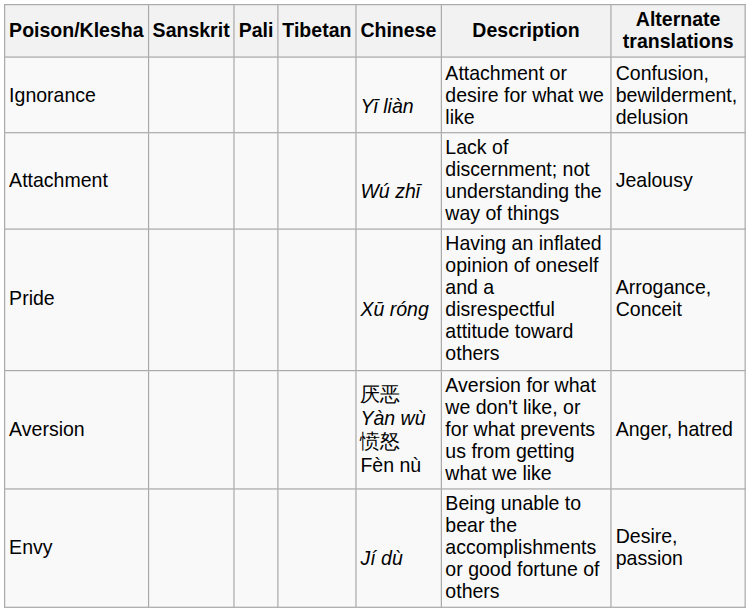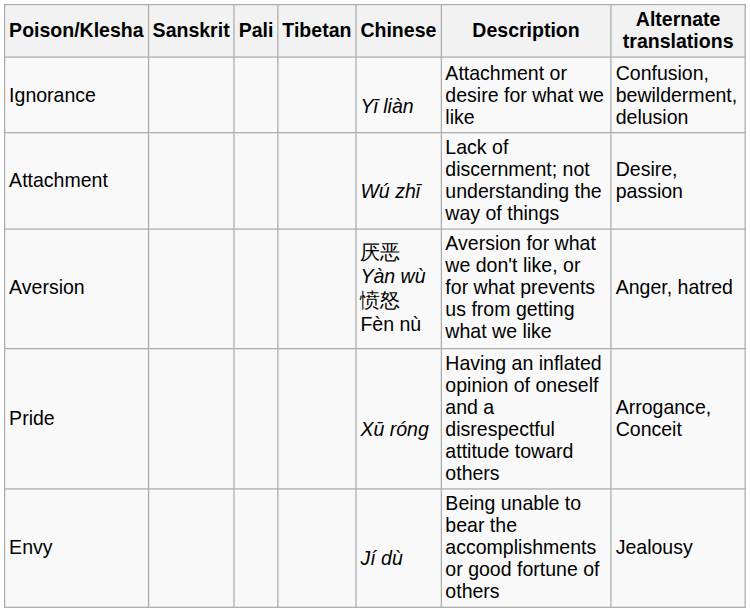(654, 180) Jealousy -> (649, 180) Desire, passion
rows swapped: (47, 429) <-> (32, 299)
(649, 548) Desire, passion -> (654, 548) Jealousy
